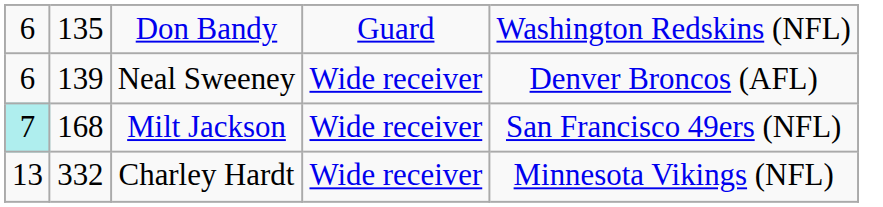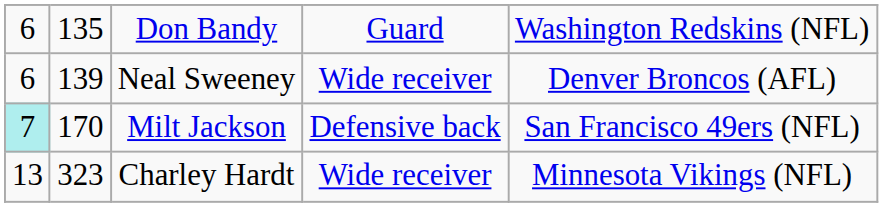(80, 126) 168 -> (80, 126) 170
(396, 126) Wide receiver -> (405, 126) Defensive back
(80, 175) 332 -> (80, 175) 323
